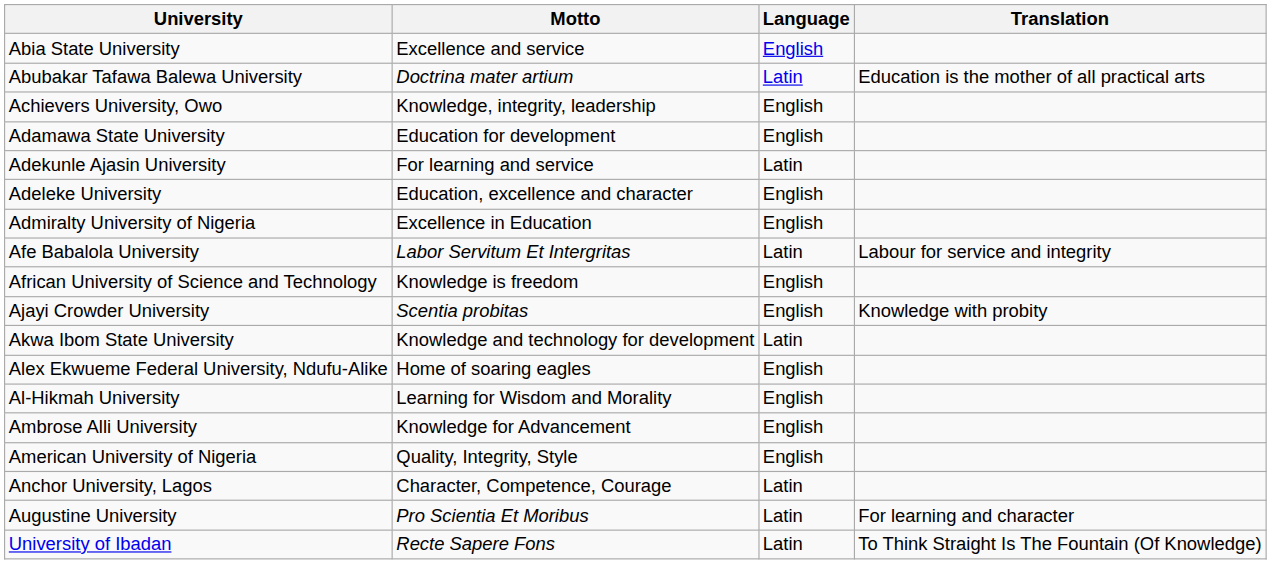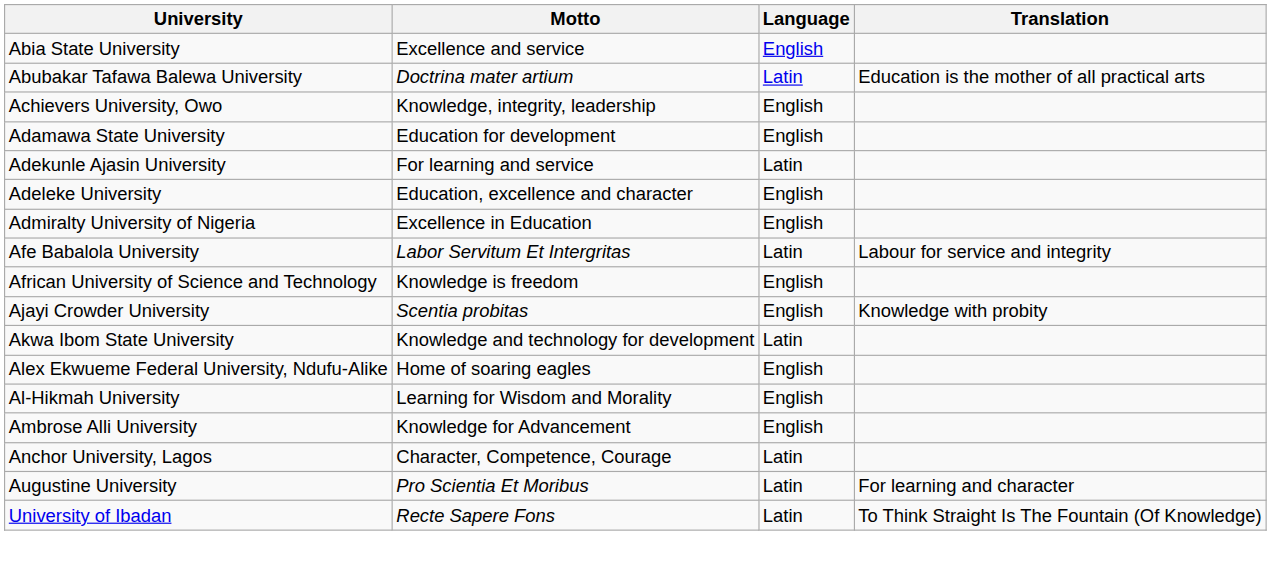- row: (133, 456)
